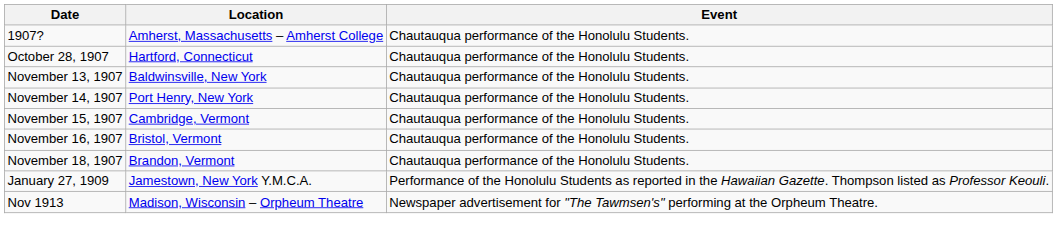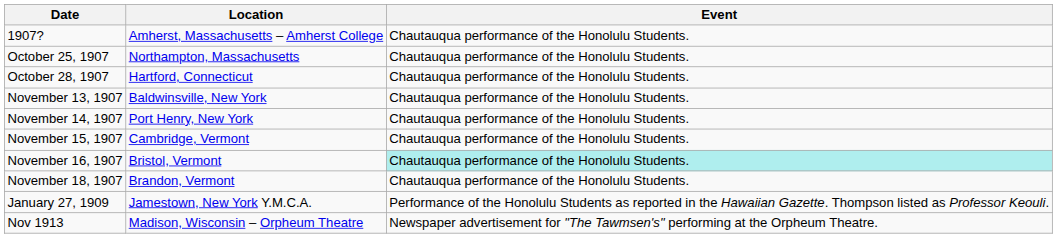+ row: (58, 56)
(539, 139) no background -> (539, 160) paleturquoise background
